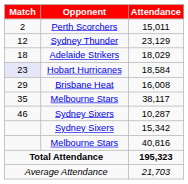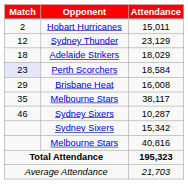(84, 27) Perth Scorchers -> (84, 27) Hobart Hurricanes
(84, 70) Hobart Hurricanes -> (84, 70) Perth Scorchers
